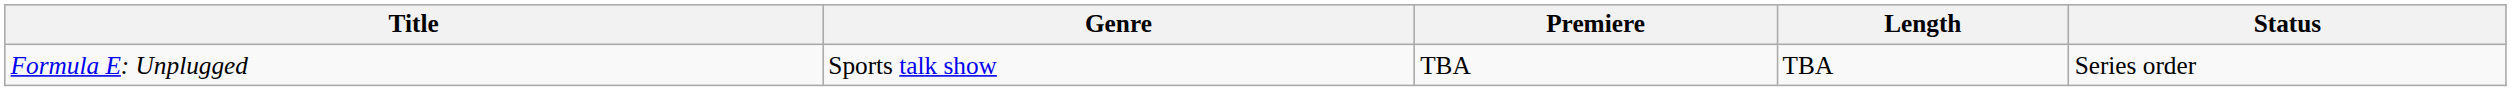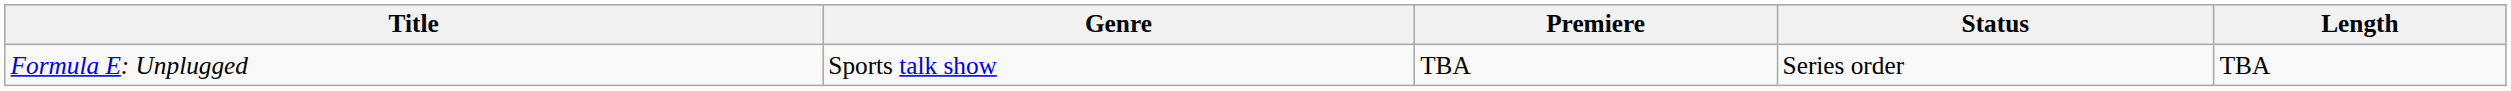columns swapped: (1923, 24) <-> (2287, 24)
